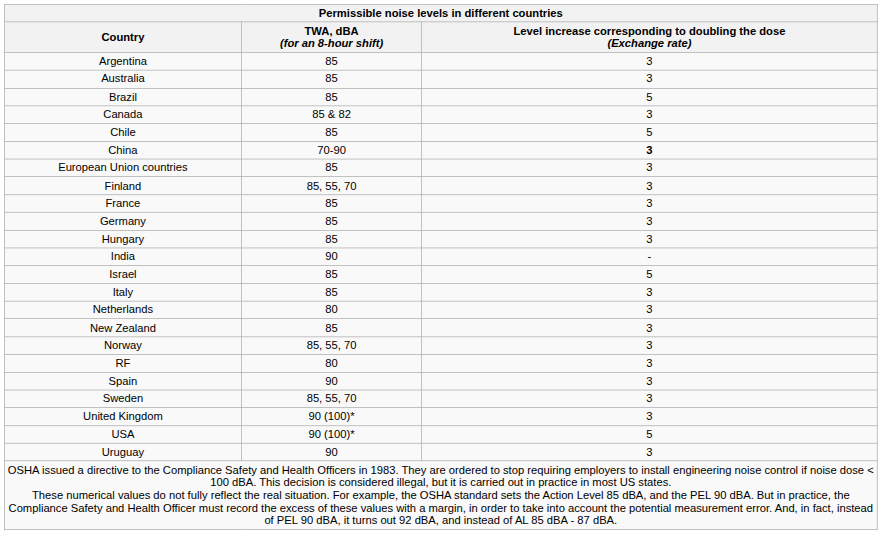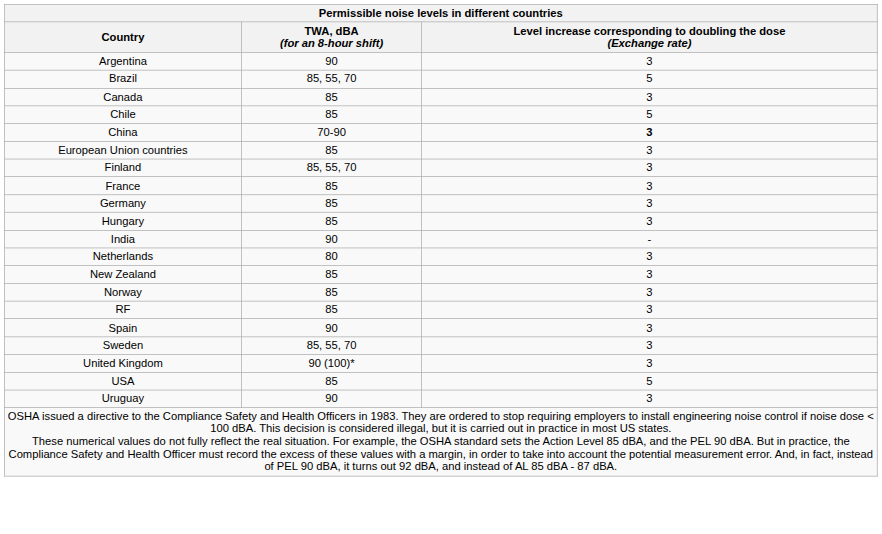(332, 61) 85 -> (332, 61) 90
- row: (123, 79)
(332, 97) 85 -> (332, 79) 85, 55, 70
(332, 114) 85 & 82 -> (332, 97) 85
- row: (123, 274)
- row: (123, 292)
(332, 345) 85, 55, 70 -> (332, 292) 85
(332, 363) 80 -> (332, 310) 85
(332, 434) 90 (100)* -> (332, 381) 85
